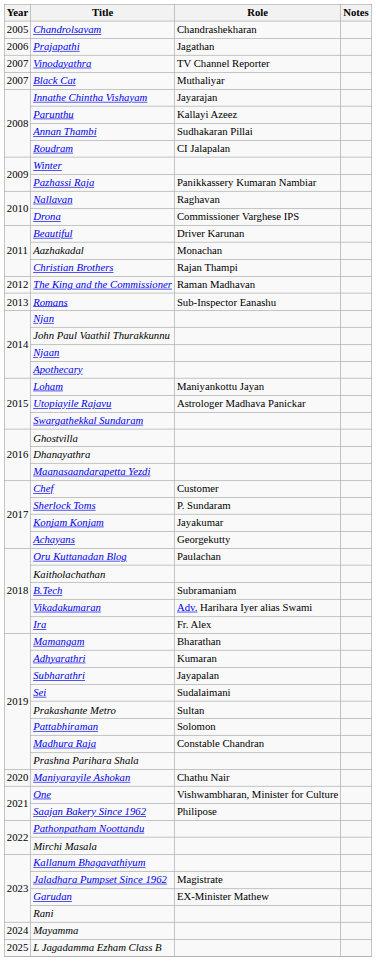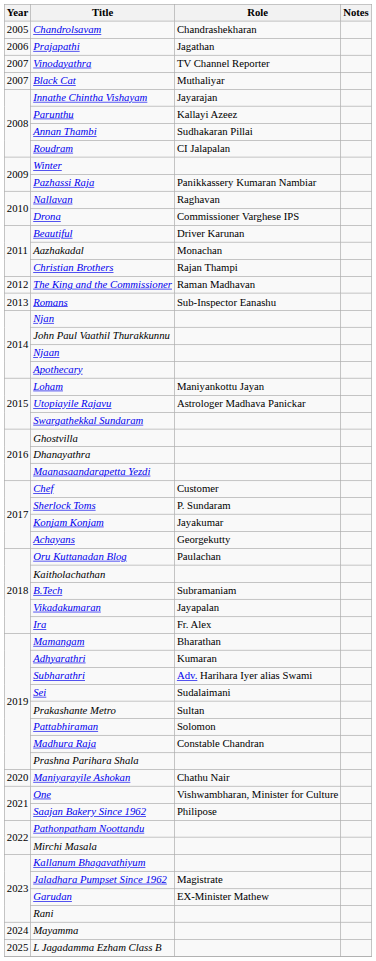(245, 608) Adv. Harihara Iyer alias Swami -> (198, 608) Jayapalan
(198, 676) Jayapalan -> (245, 676) Adv. Harihara Iyer alias Swami
